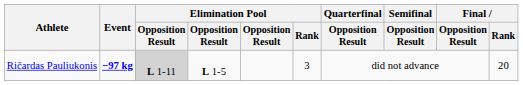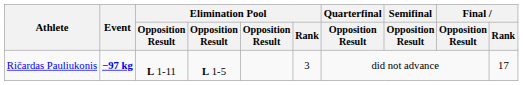(161, 72) lightgrey background -> (161, 72) no background
(503, 66) 20 -> (503, 66) 17
